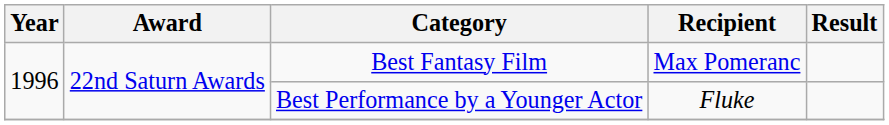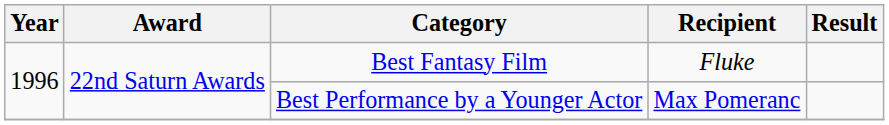(727, 61) Max Pomeranc -> (727, 61) Fluke
(727, 100) Fluke -> (727, 100) Max Pomeranc
